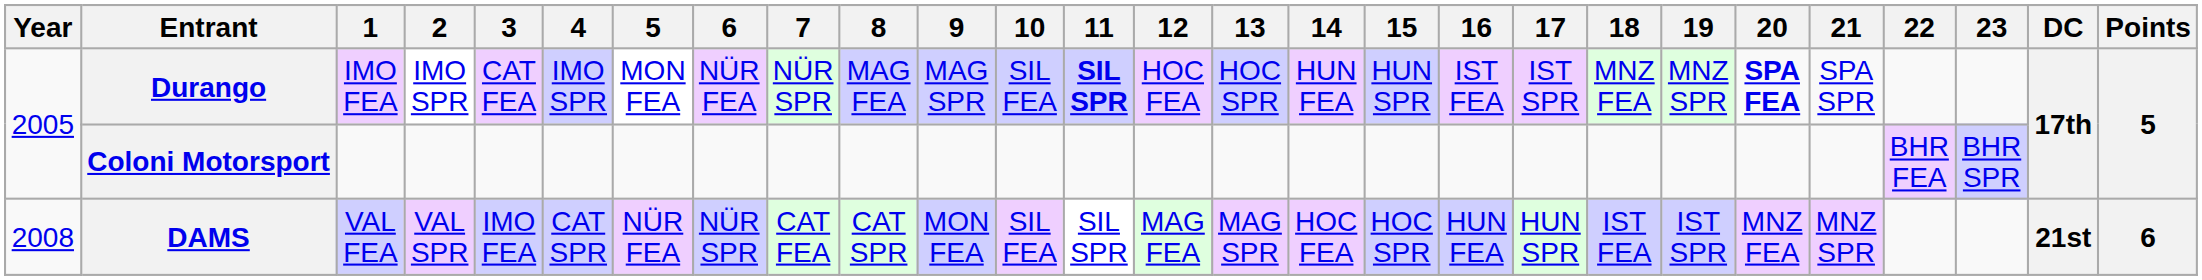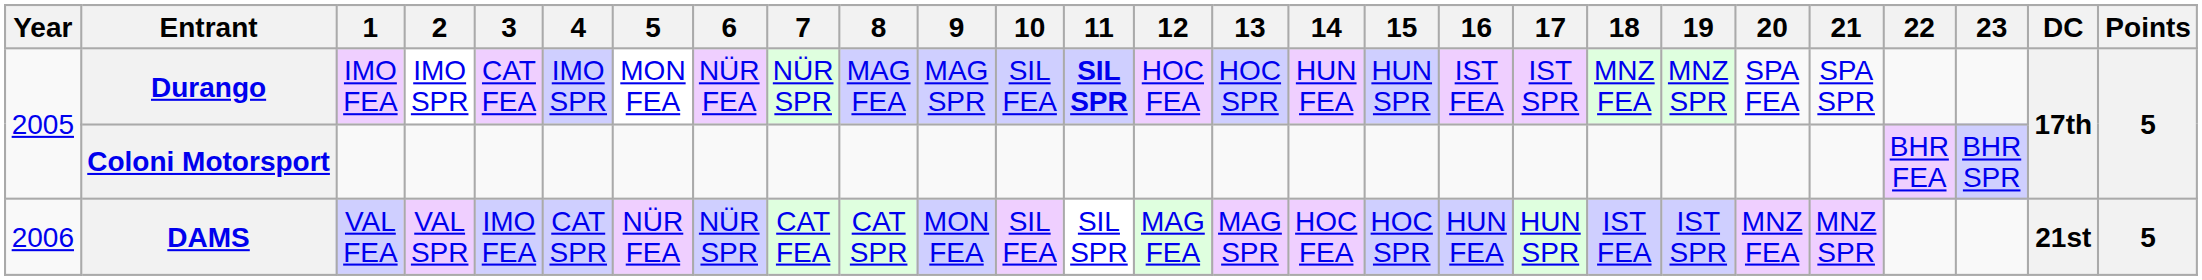(1772, 86) bold -> (1772, 86) normal
(43, 236) 2008 -> (43, 236) 2006
(2148, 236) 6 -> (2148, 236) 5
